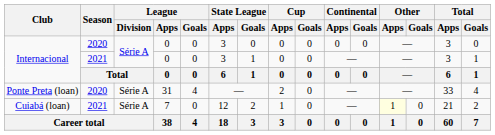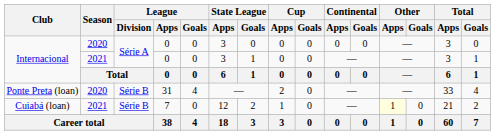(134, 91) Série A -> (134, 91) Série B
(134, 106) Série A -> (134, 106) Série B
